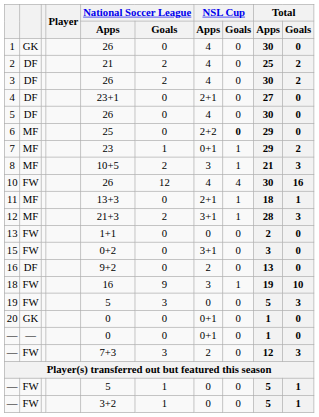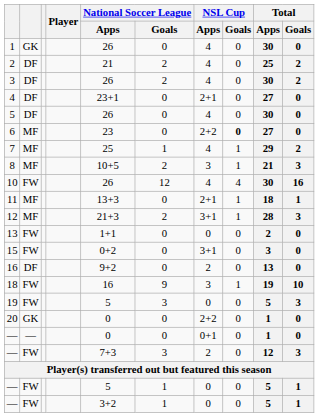(108, 132) 25 -> (108, 132) 23
(268, 132) 29 -> (268, 132) 27
(108, 149) 23 -> (108, 149) 25
(208, 149) 0+1 -> (208, 149) 4
(208, 319) 0+1 -> (208, 319) 2+2
